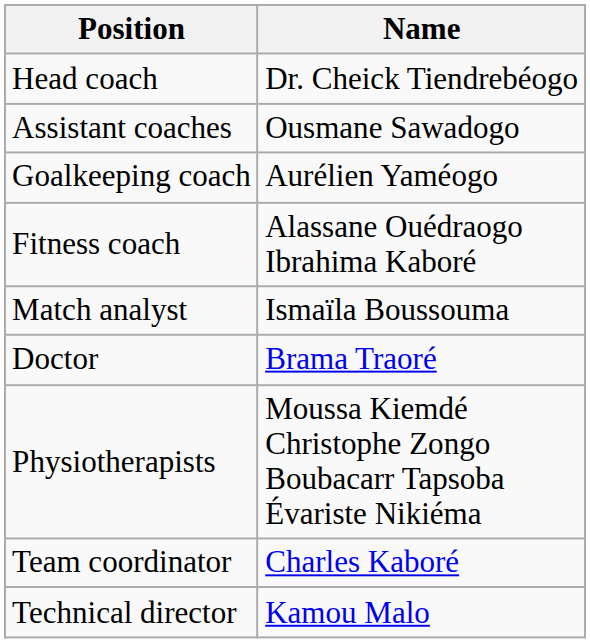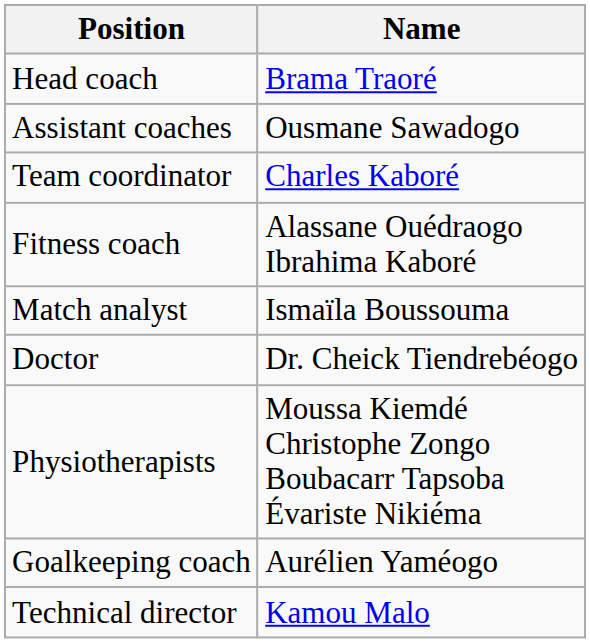(422, 78) Dr. Cheick Tiendrebéogo -> (351, 78) Brama Traoré
rows swapped: (131, 176) <-> (122, 562)
(351, 359) Brama Traoré -> (422, 359) Dr. Cheick Tiendrebéogo
